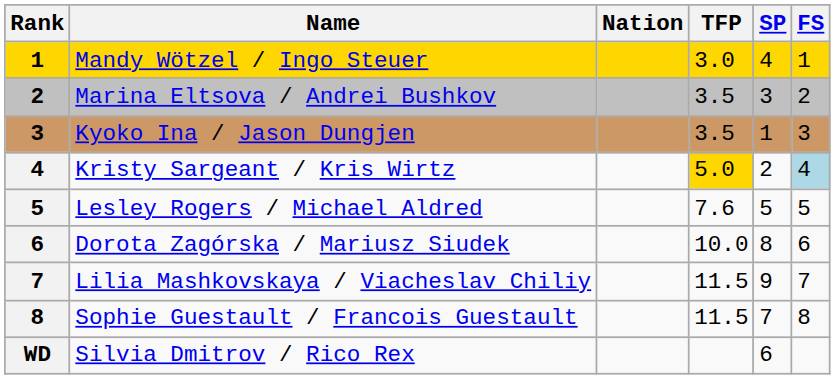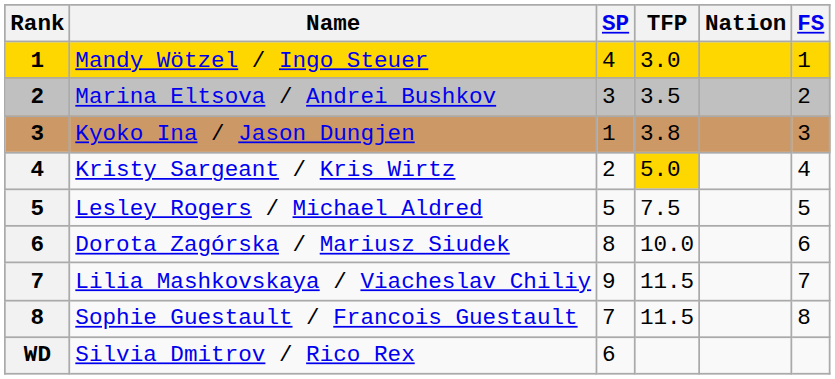columns swapped: (643, 23) <-> (773, 23)
(715, 134) 3.5 -> (660, 134) 3.8
(804, 171) lightblue background -> (804, 171) no background
(715, 208) 7.6 -> (660, 208) 7.5
